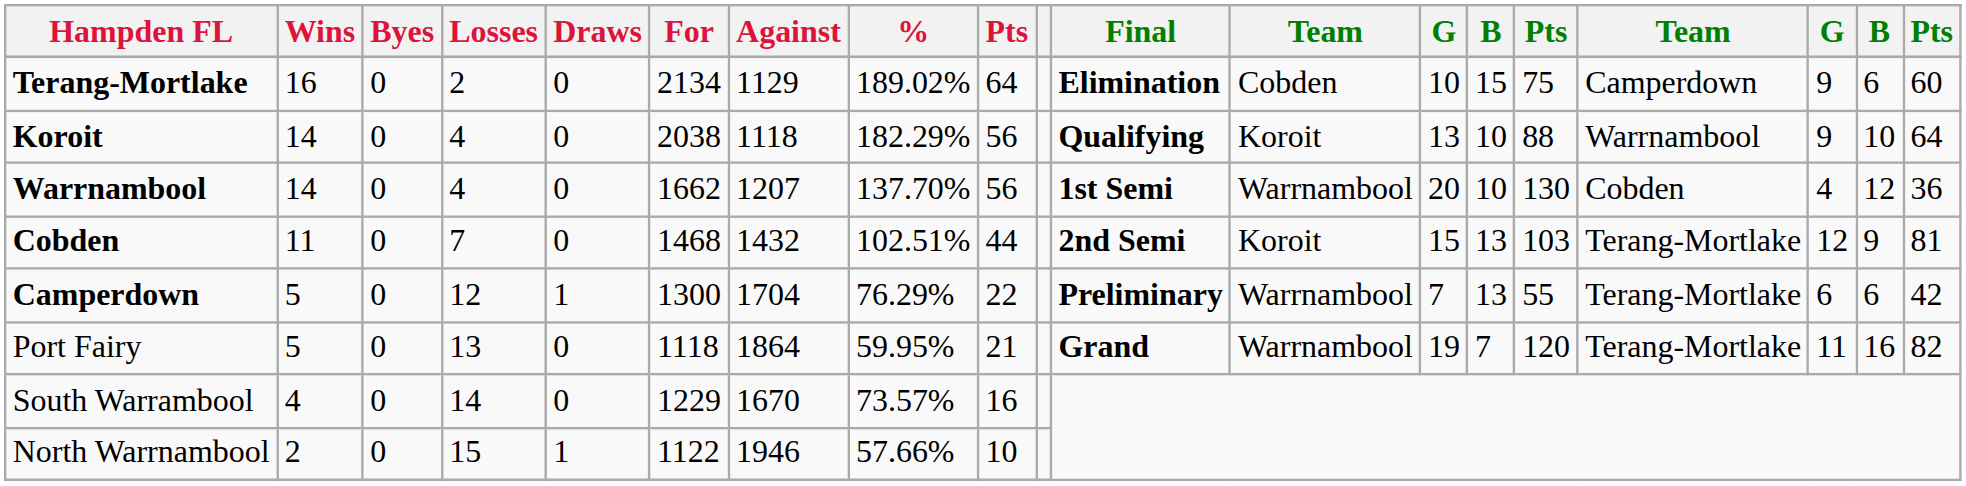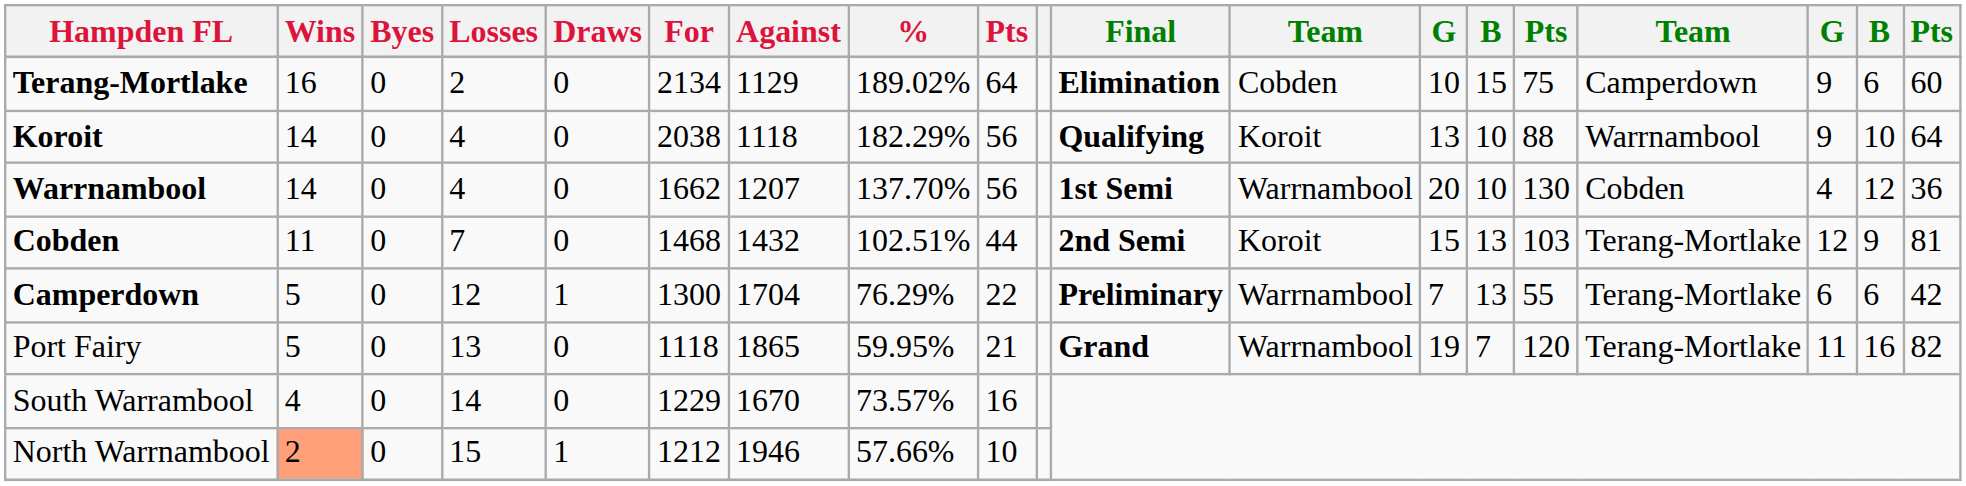(768, 346) 1864 -> (768, 346) 1865
(293, 452) no background -> (293, 452) lightsalmon background
(688, 452) 1122 -> (689, 452) 1212
